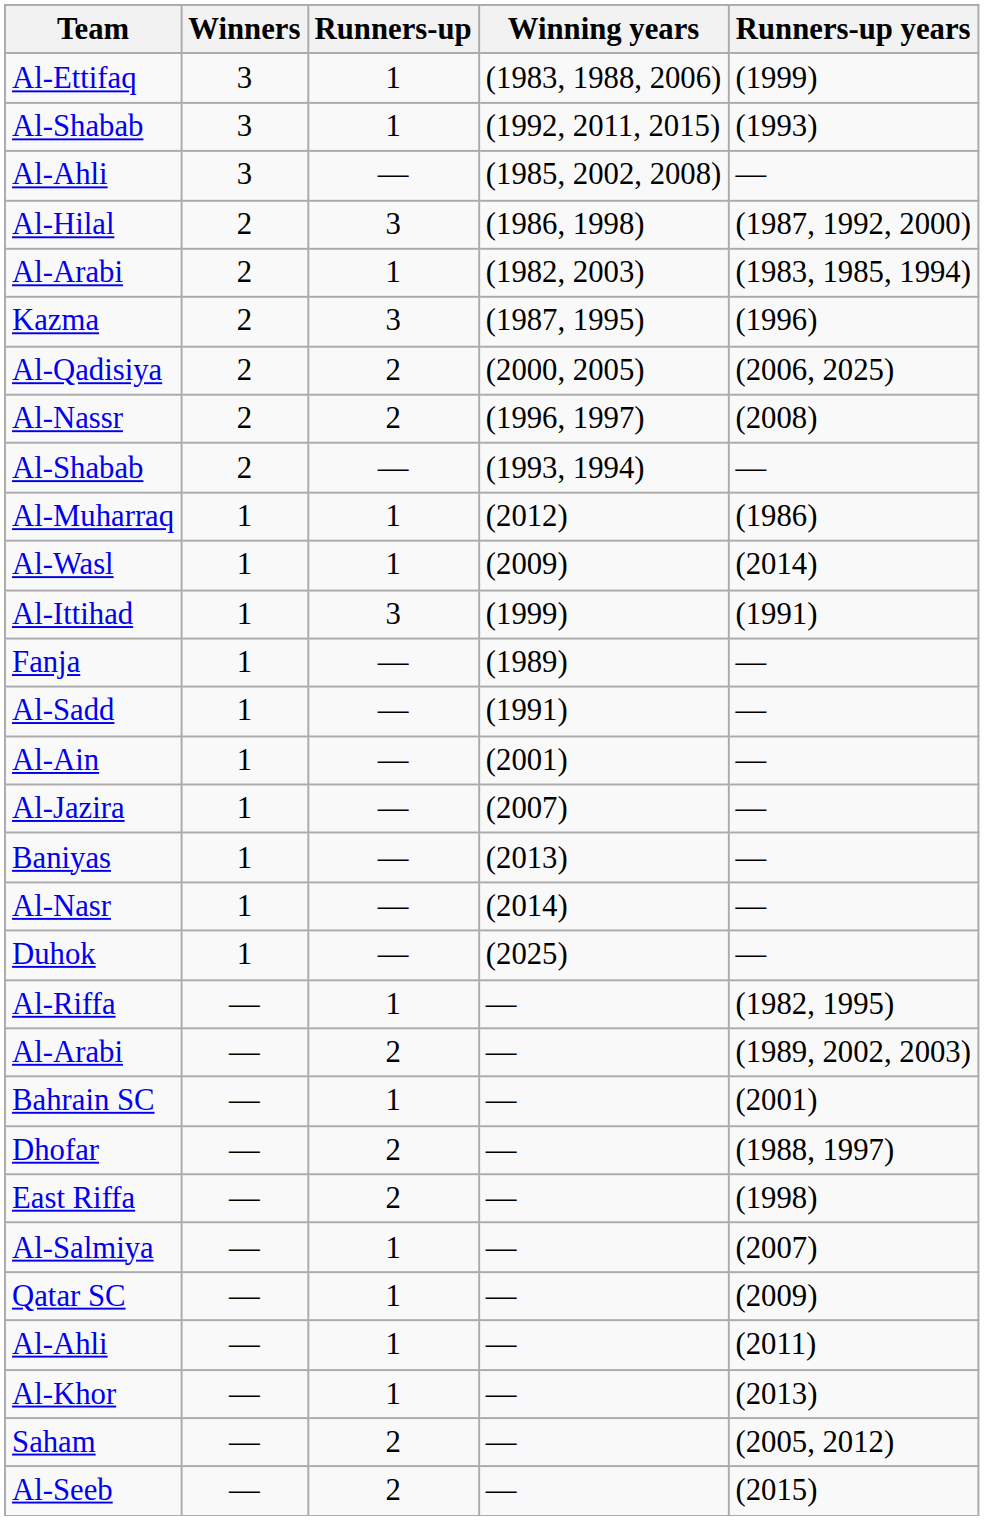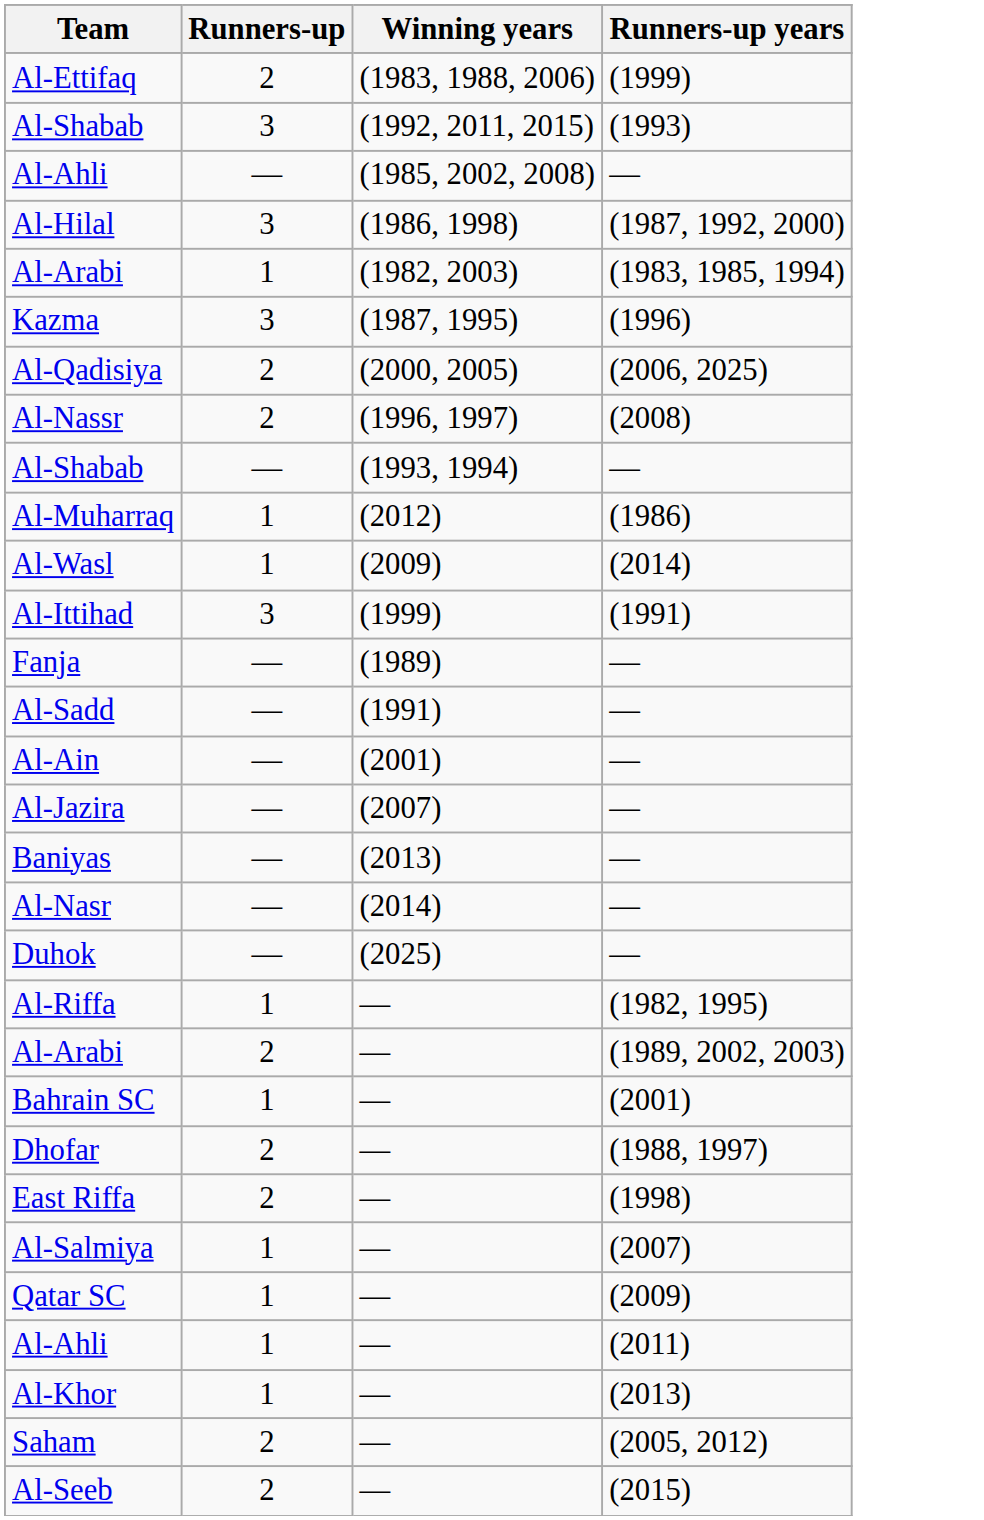- column: (244, 28)
(393, 77) 1 -> (267, 77) 2
(393, 126) 1 -> (267, 126) 3
